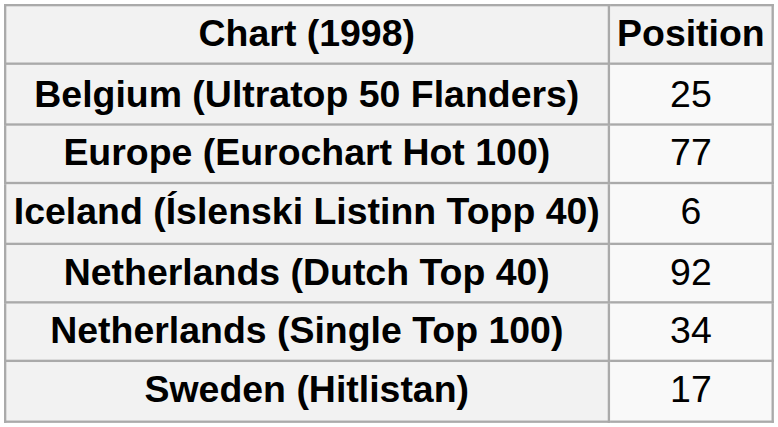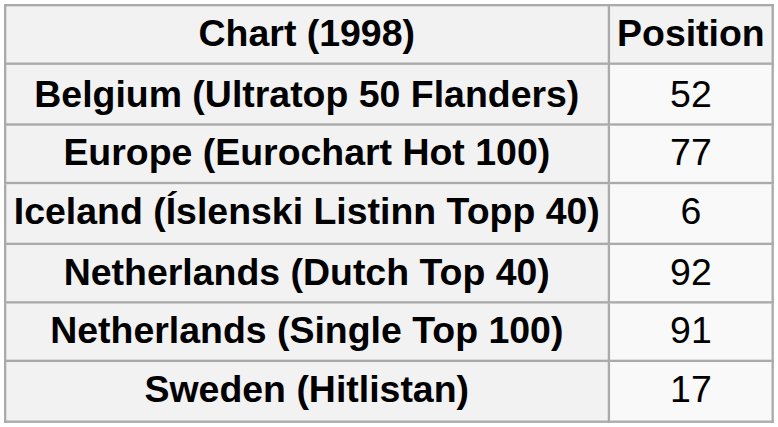(691, 93) 25 -> (691, 93) 52
(691, 331) 34 -> (691, 331) 91
